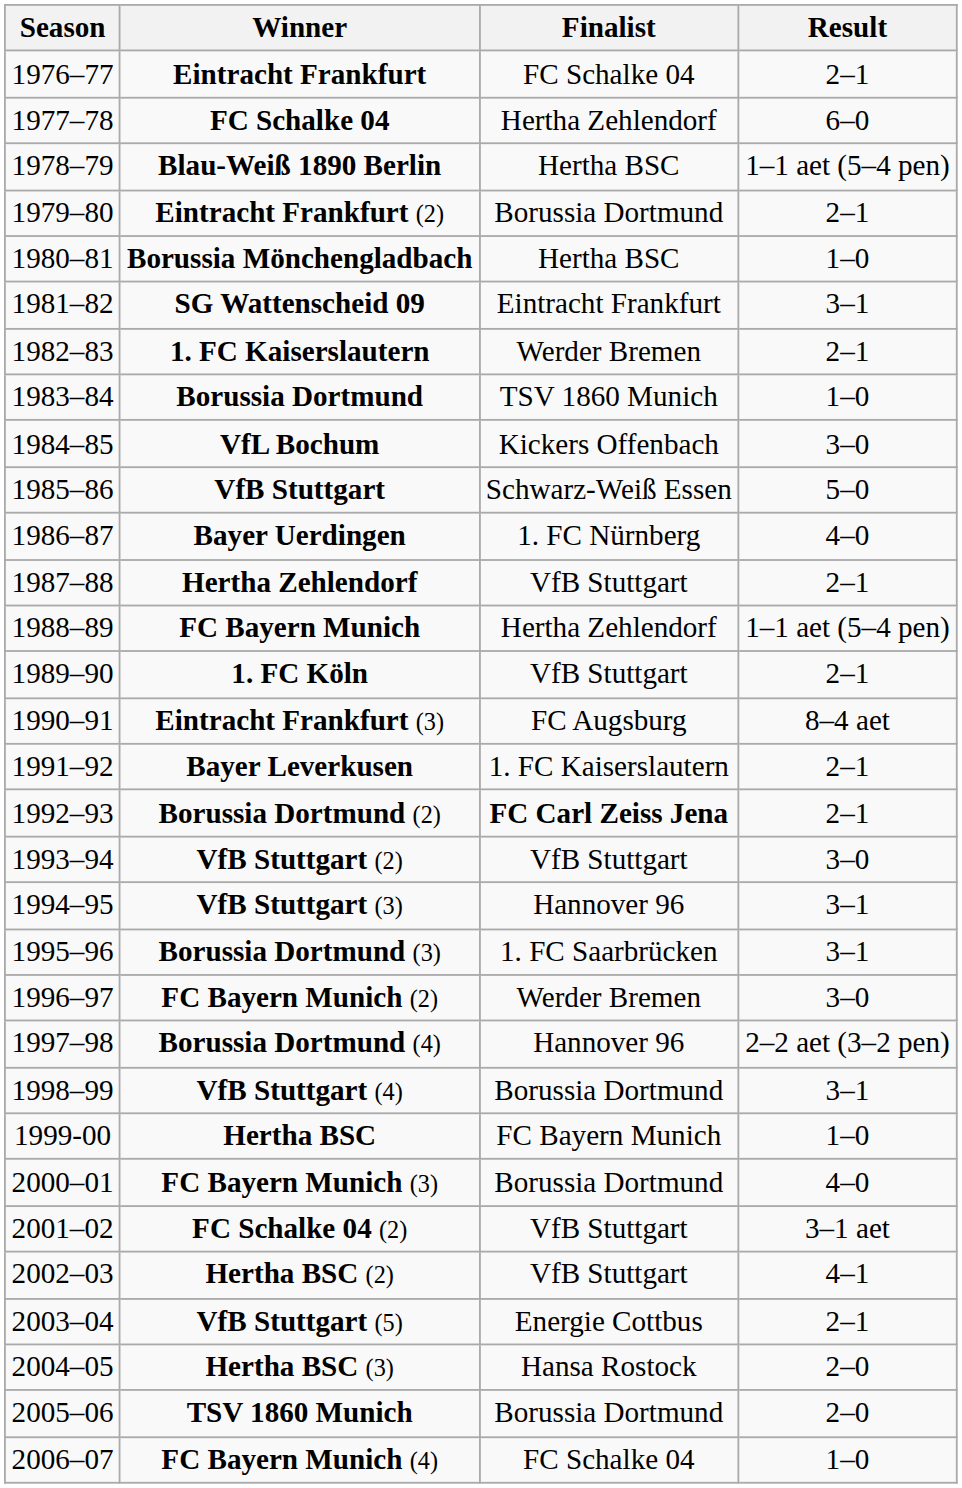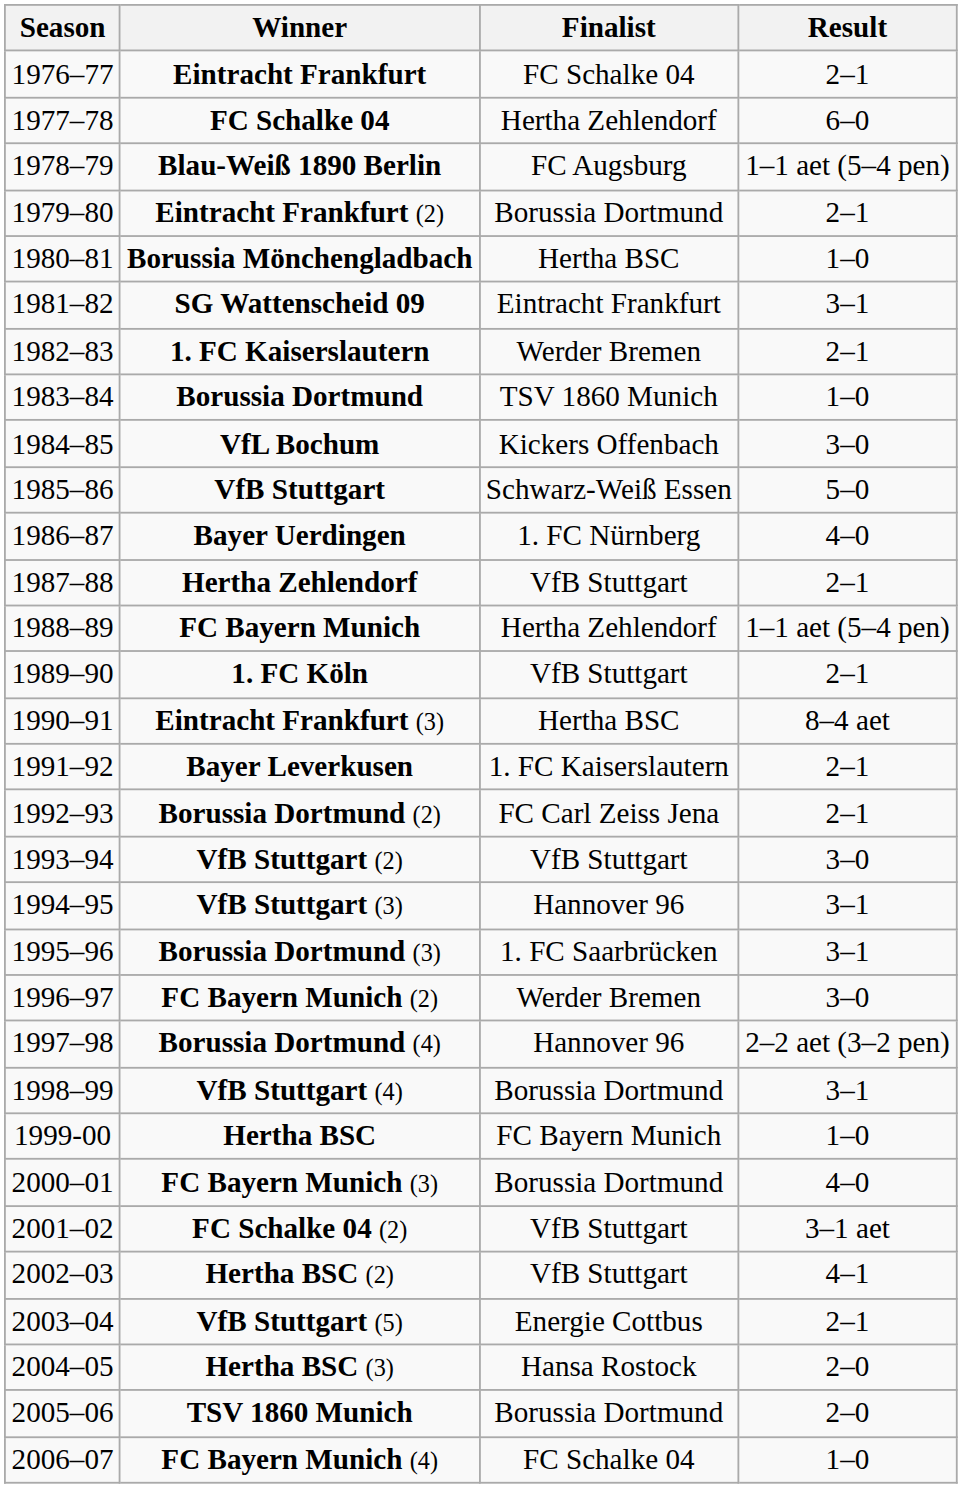(609, 166) Hertha BSC -> (609, 166) FC Augsburg
(609, 720) FC Augsburg -> (609, 720) Hertha BSC
(609, 812) bold -> (609, 812) normal
